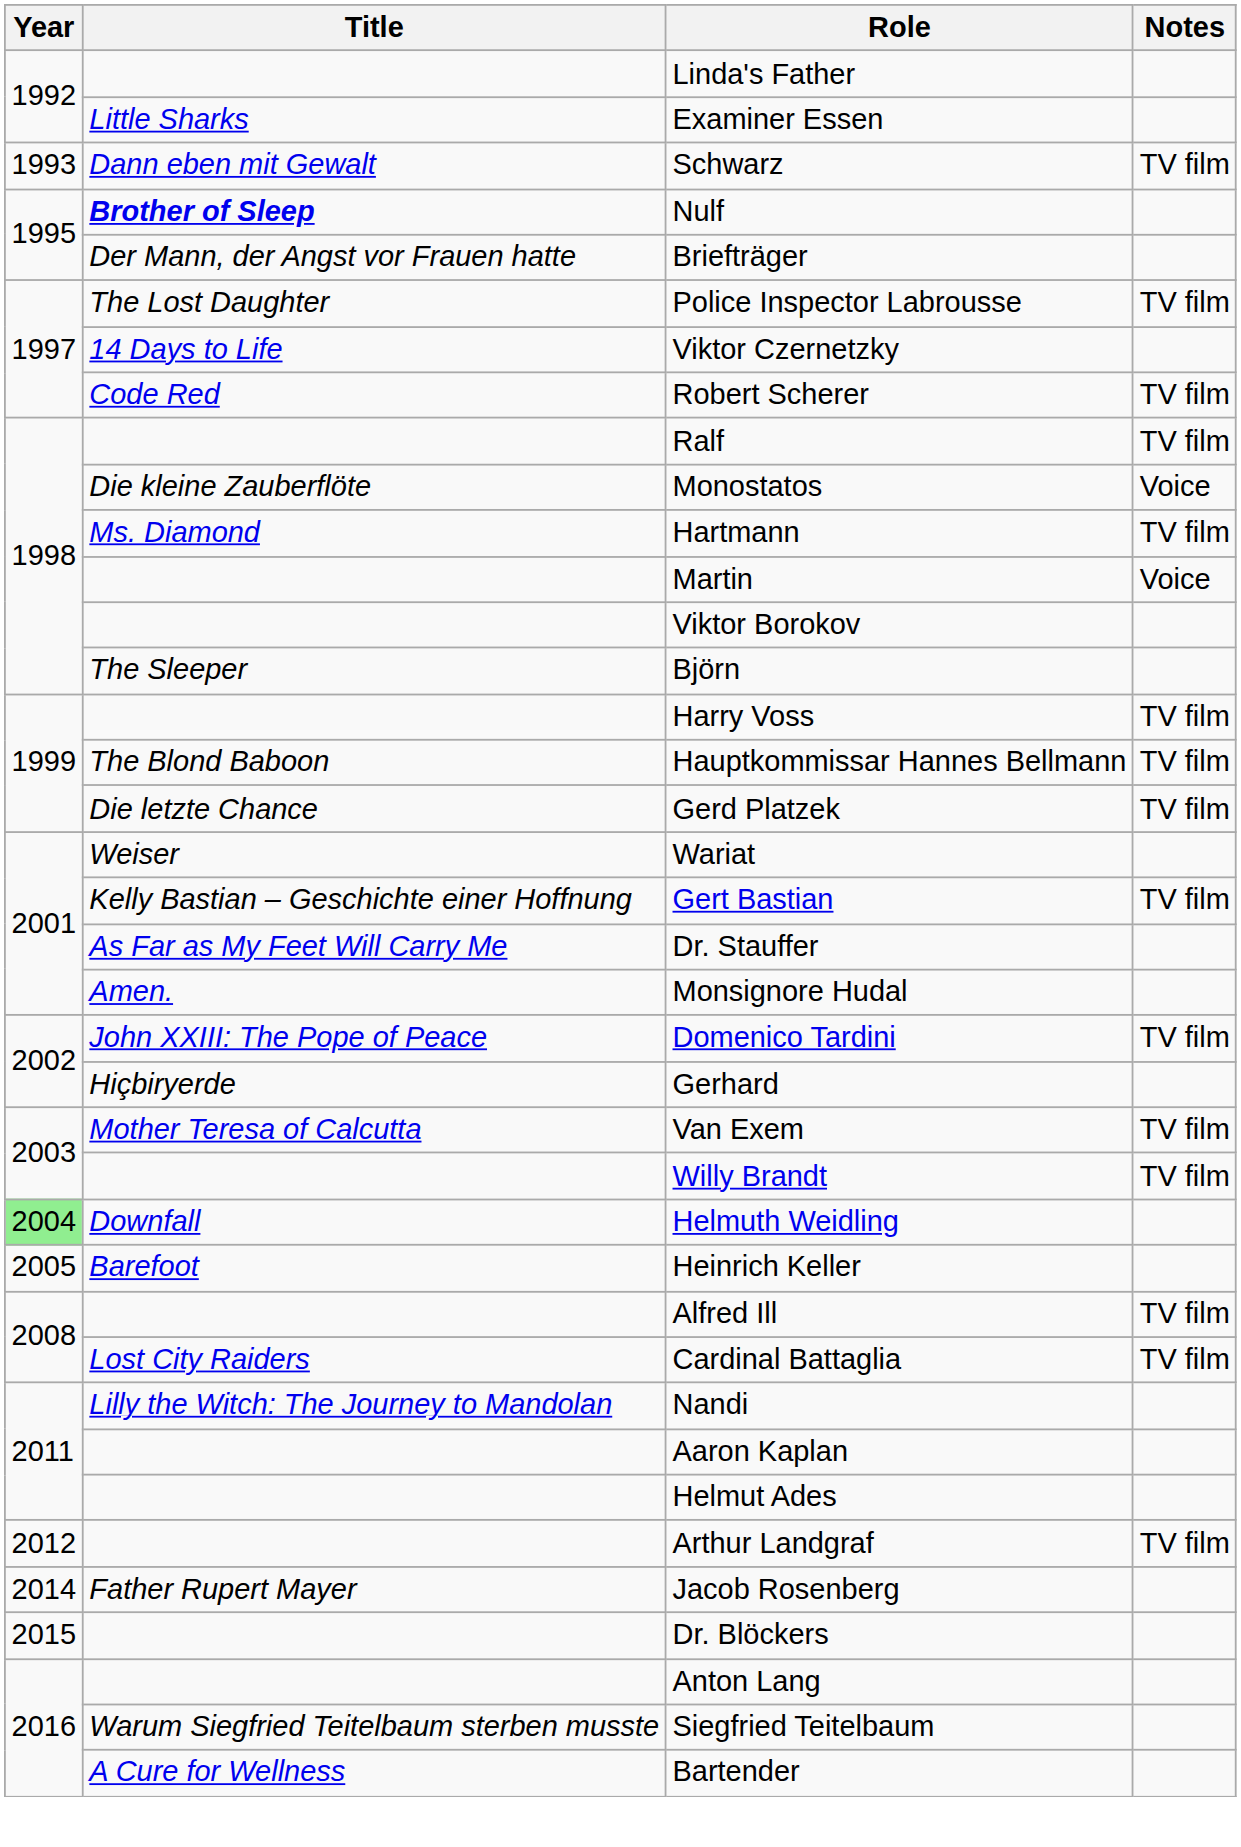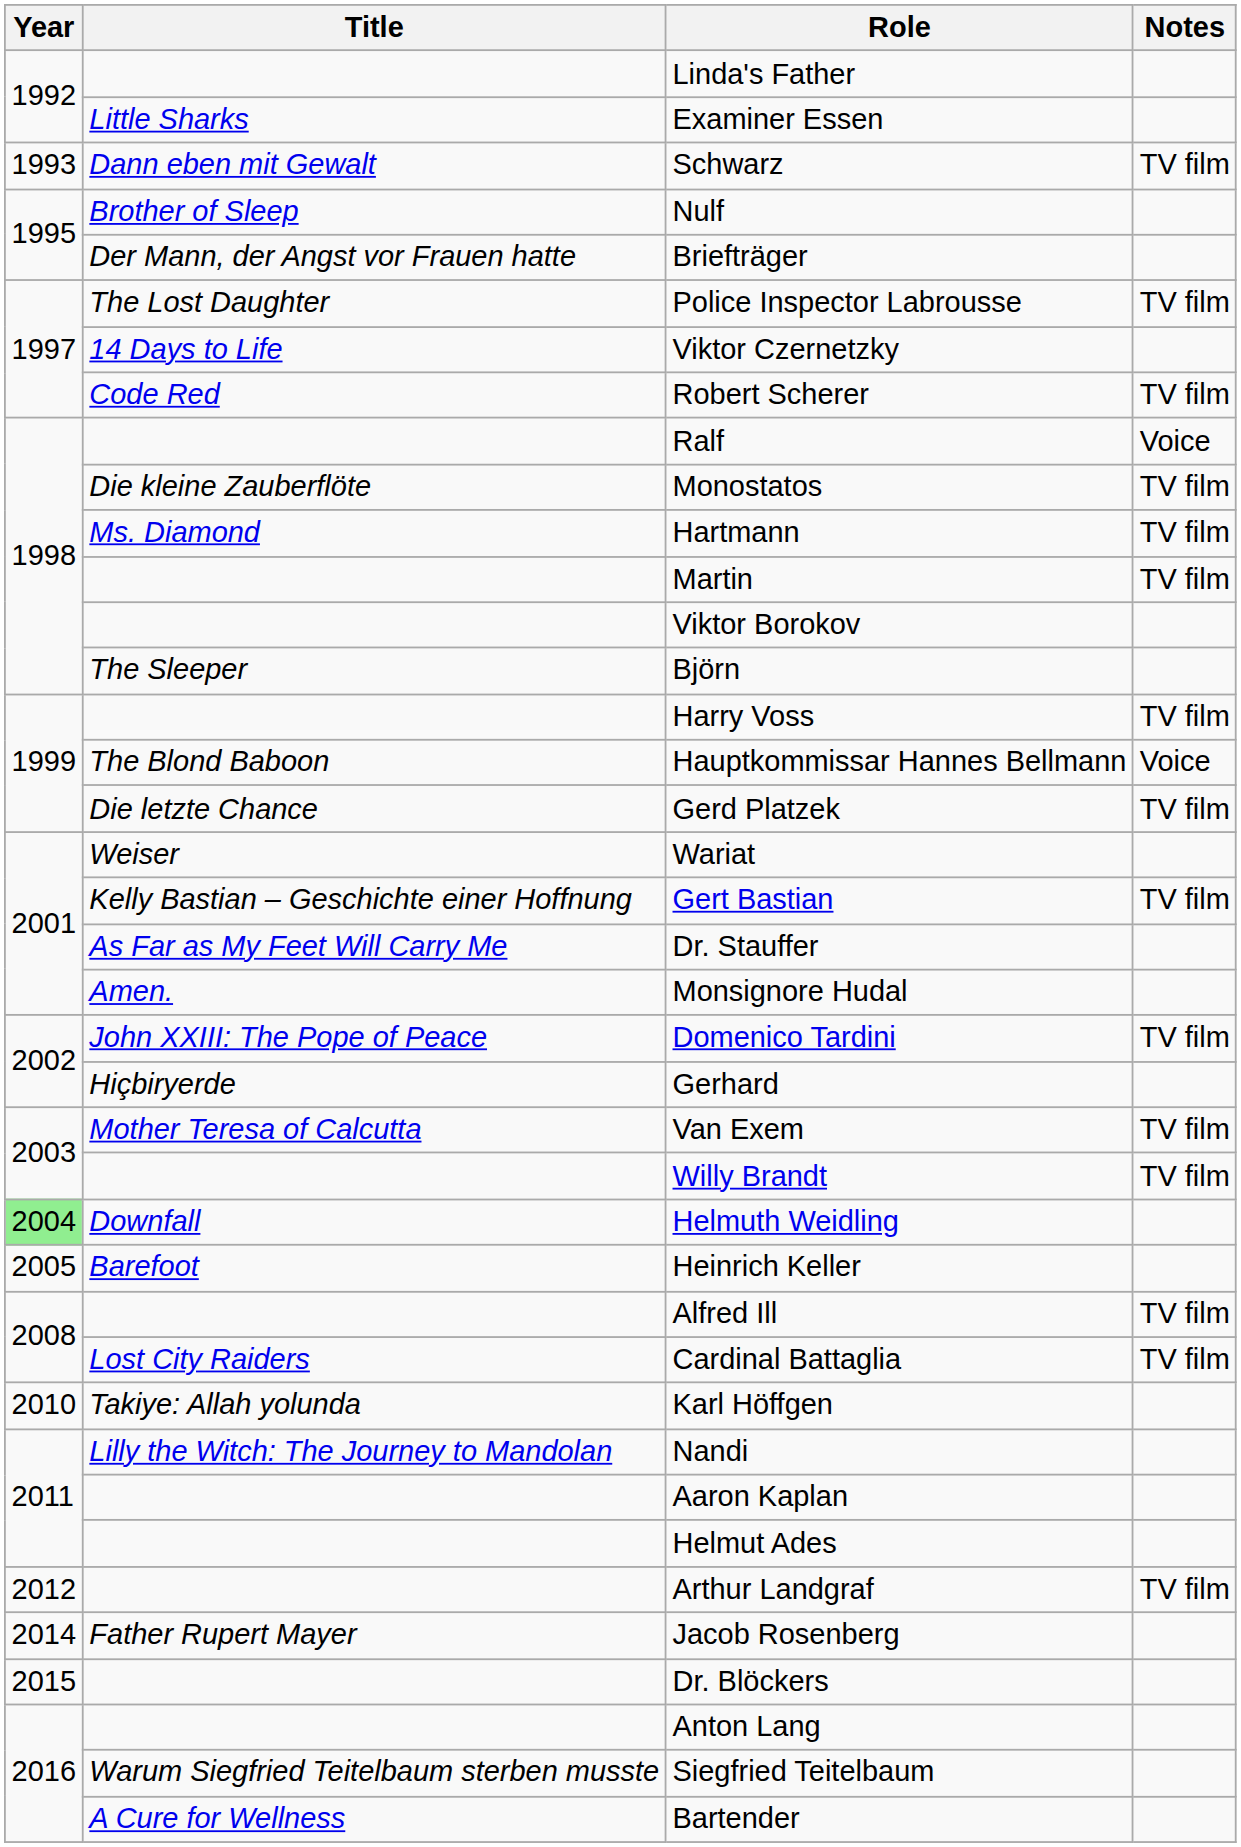(202, 211) bold -> (194, 211) normal
(1185, 440) TV film -> (1175, 440) Voice
(1175, 486) Voice -> (1185, 486) TV film
(1175, 578) Voice -> (1185, 578) TV film
(1185, 762) TV film -> (1175, 762) Voice
+ row: (753, 1405)
